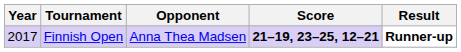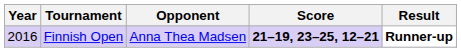(22, 37) 2017 -> (22, 37) 2016
